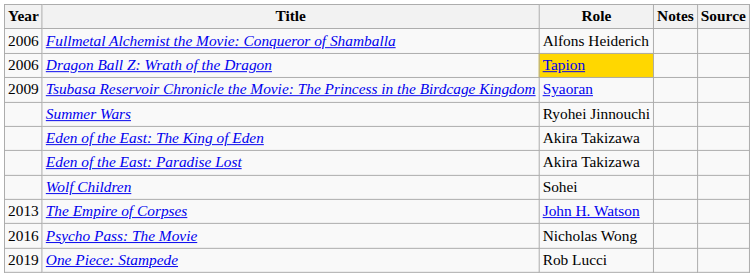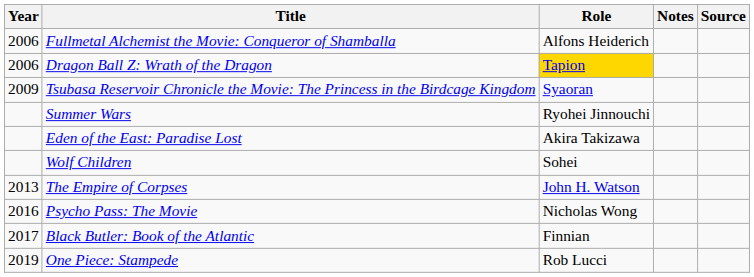- row: (155, 138)
+ row: (150, 235)
